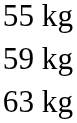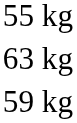rows swapped: (38, 58) <-> (38, 101)
